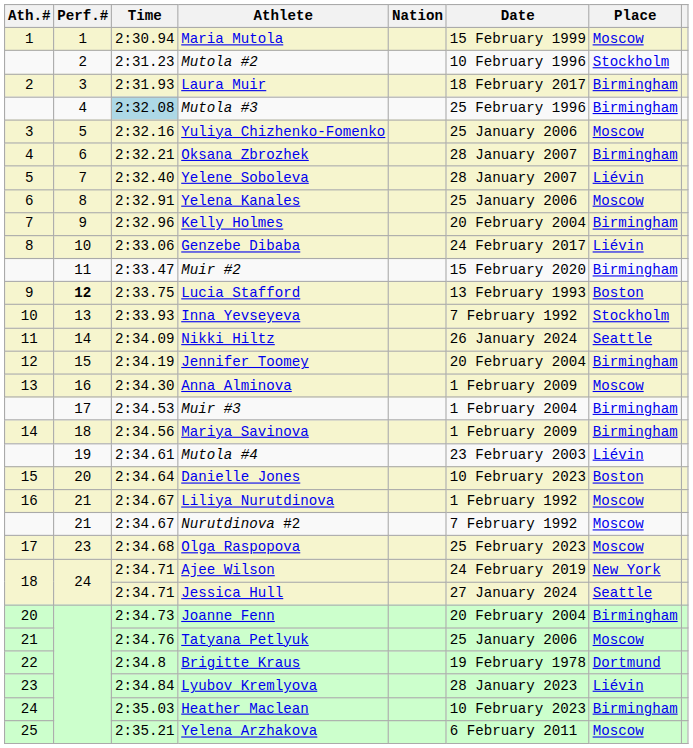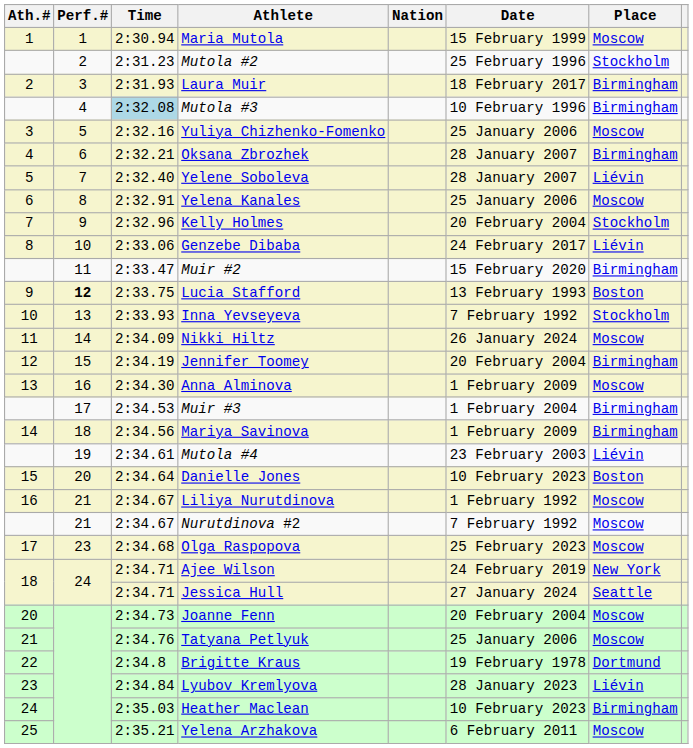(518, 62) 10 February 1996 -> (518, 62) 25 February 1996
(518, 108) 25 February 1996 -> (518, 108) 10 February 1996
(635, 224) Birmingham -> (631, 224) Stockholm
(622, 339) Seattle -> (618, 339) Moscow
(635, 617) Birmingham -> (618, 617) Moscow
